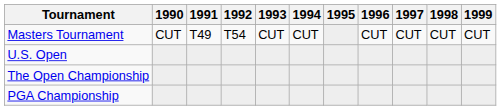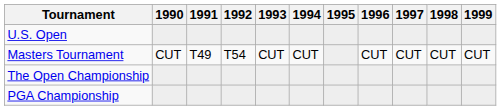rows swapped: (65, 35) <-> (37, 55)
